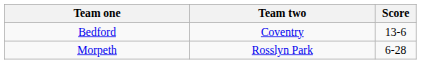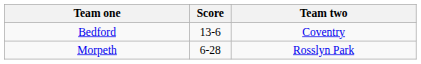columns swapped: (282, 13) <-> (396, 13)
